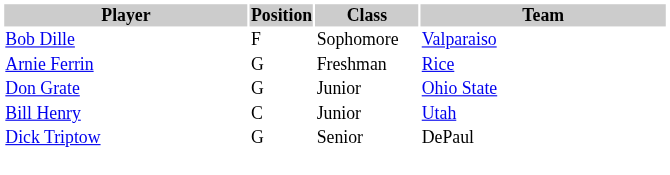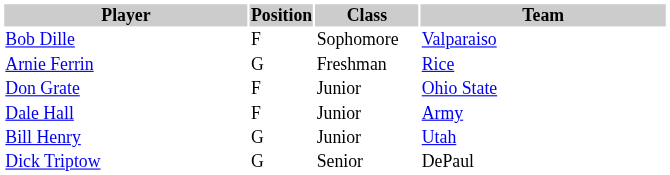(257, 88) G -> (256, 88) F
+ row: (40, 112)
(257, 112) C -> (257, 137) G
